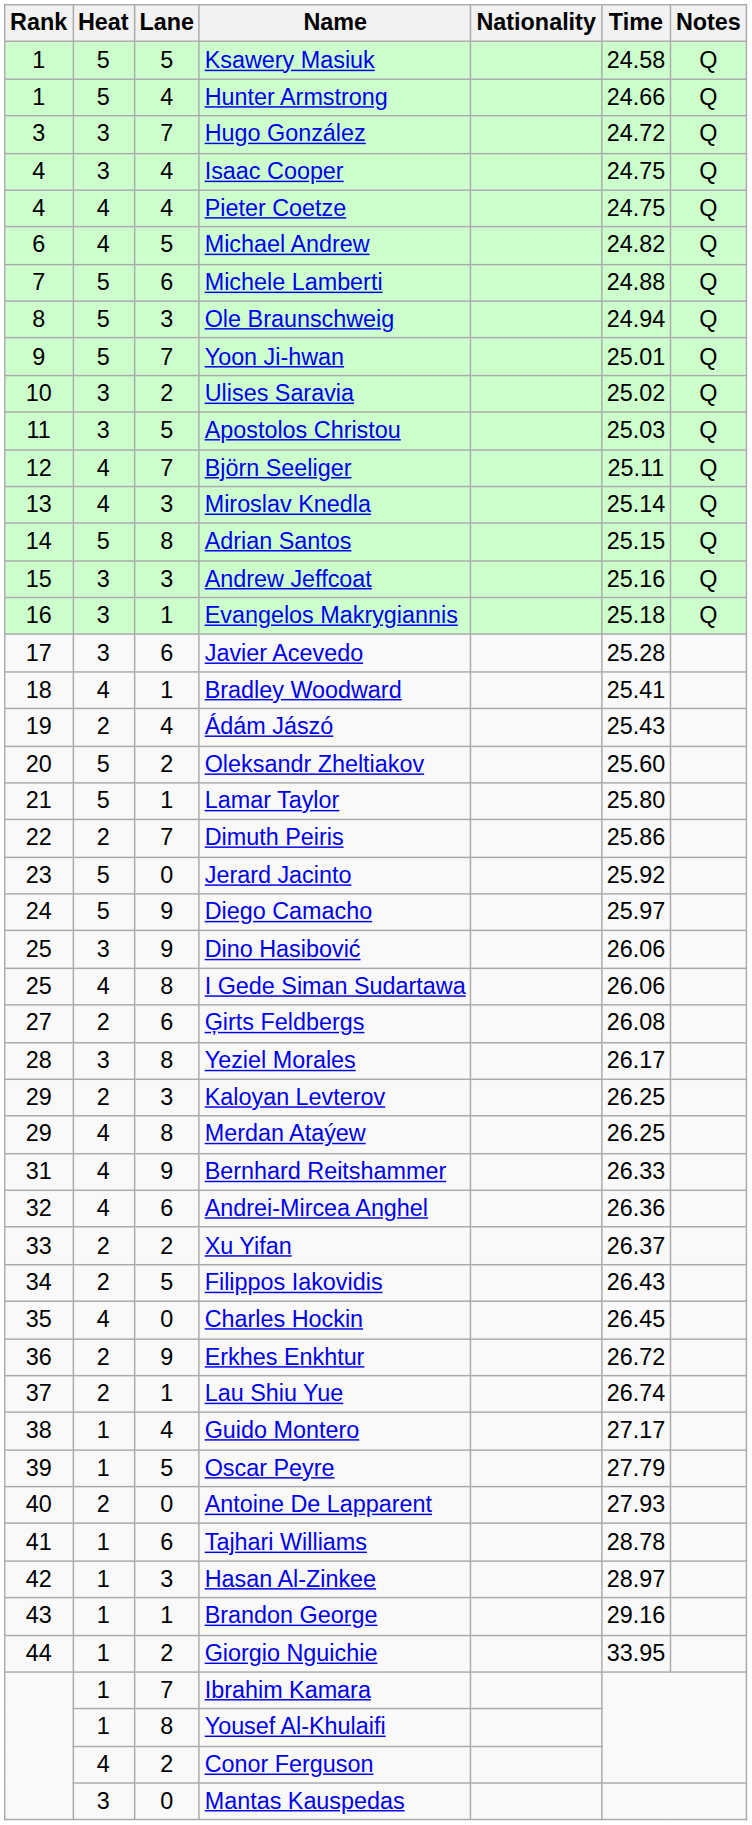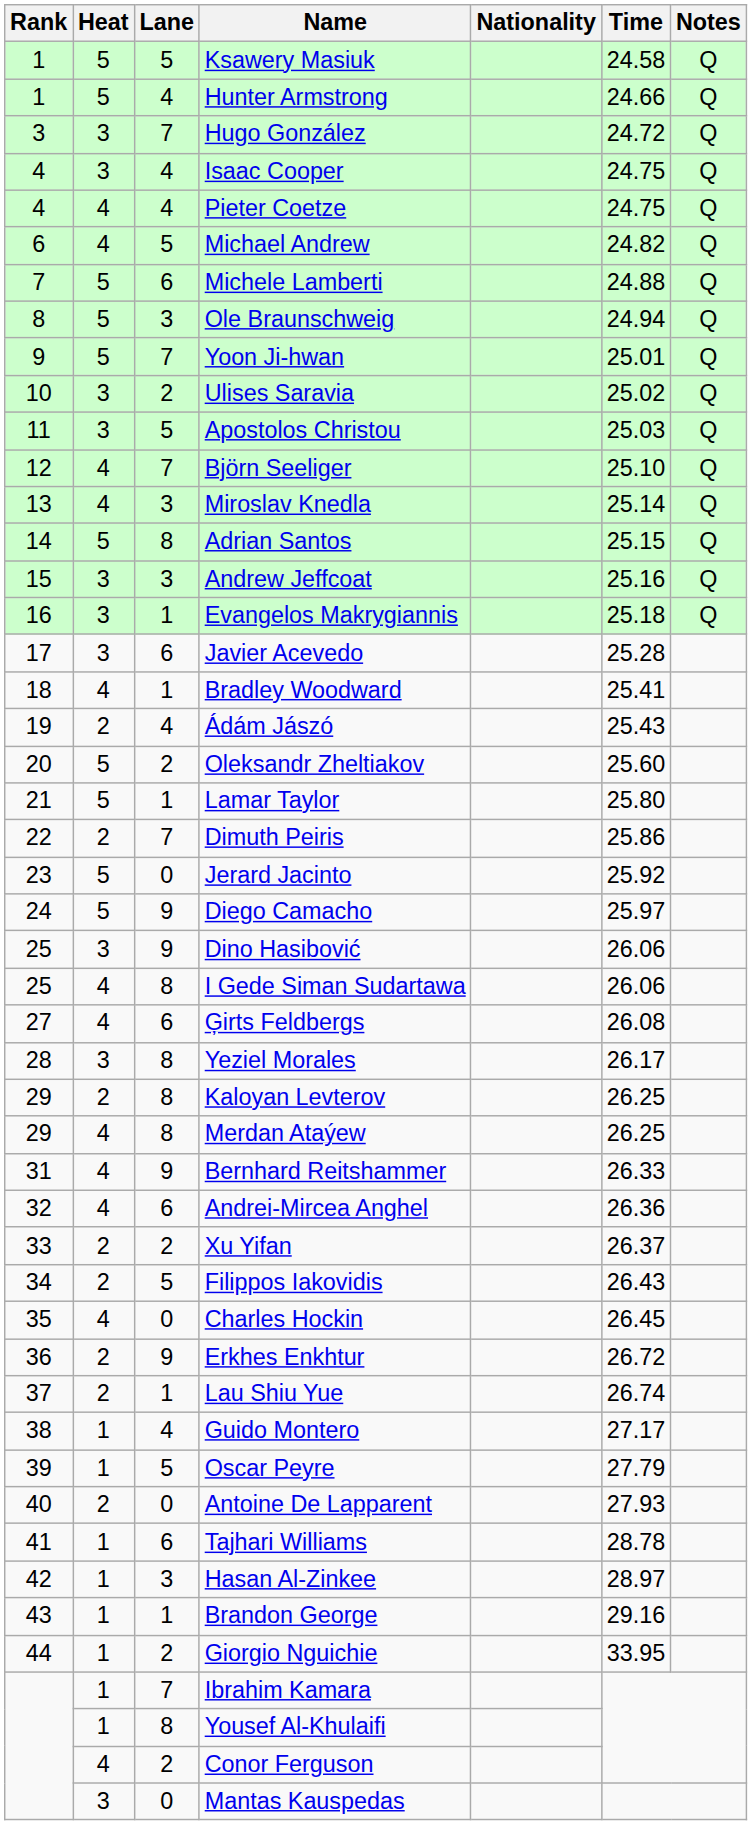(636, 467) 25.11 -> (636, 467) 25.10
(103, 1023) 2 -> (103, 1023) 4
(167, 1097) 3 -> (167, 1097) 8
